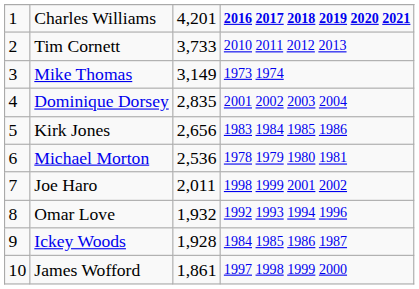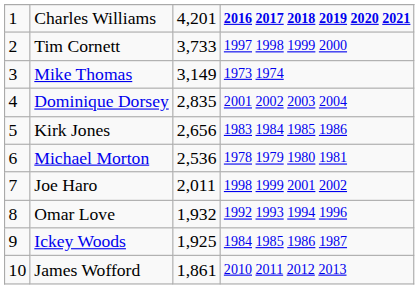(285, 46) 2010 2011 2012 2013 -> (285, 46) 1997 1998 1999 2000
(197, 241) 1,928 -> (197, 241) 1,925
(285, 269) 1997 1998 1999 2000 -> (285, 269) 2010 2011 2012 2013
